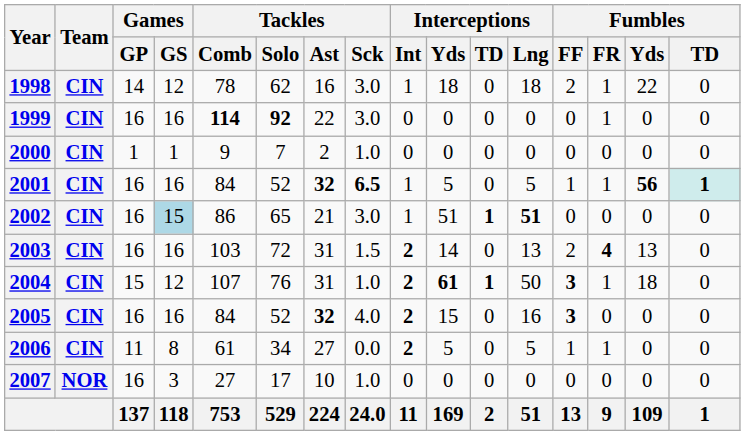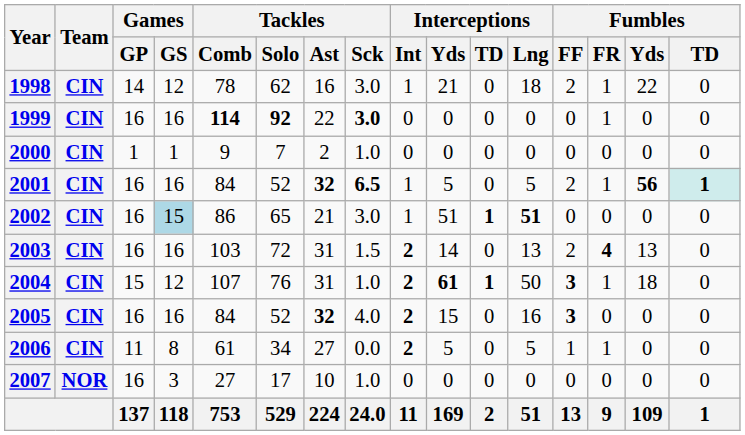(448, 86) 18 -> (448, 86) 21
(367, 119) normal -> (367, 119) bold
(571, 184) 1 -> (571, 184) 2
